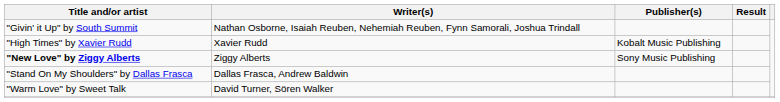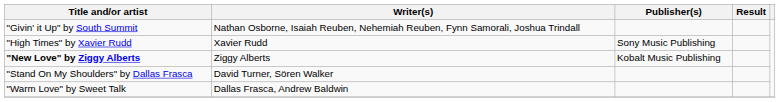(669, 43) Kobalt Music Publishing -> (666, 43) Sony Music Publishing
(666, 58) Sony Music Publishing -> (669, 58) Kobalt Music Publishing
(281, 74) Dallas Frasca, Andrew Baldwin -> (274, 74) David Turner, Sören Walker
(274, 89) David Turner, Sören Walker -> (281, 89) Dallas Frasca, Andrew Baldwin
